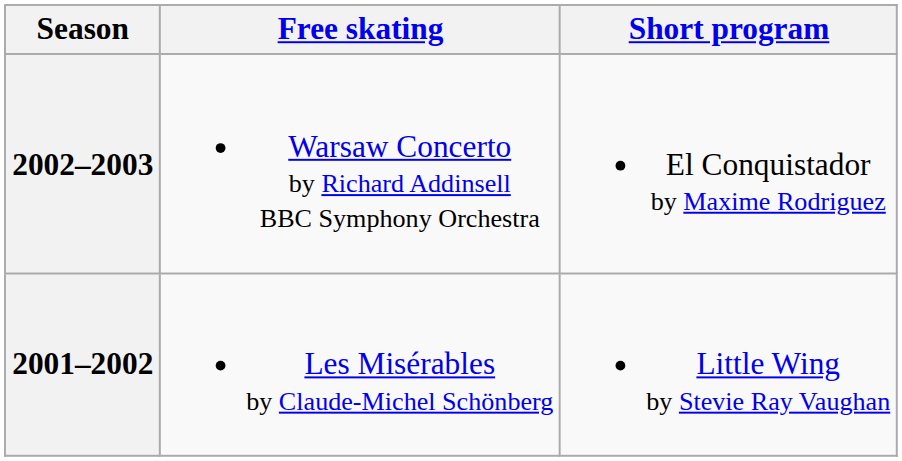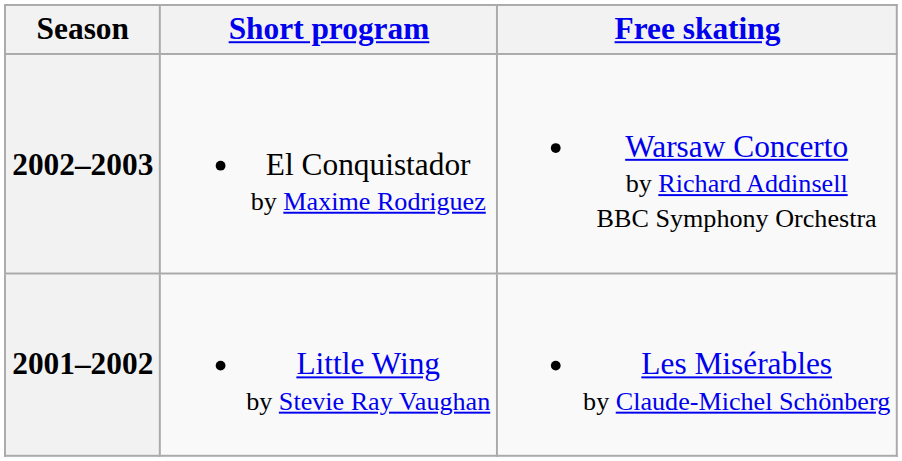columns swapped: (729, 29) <-> (361, 29)
